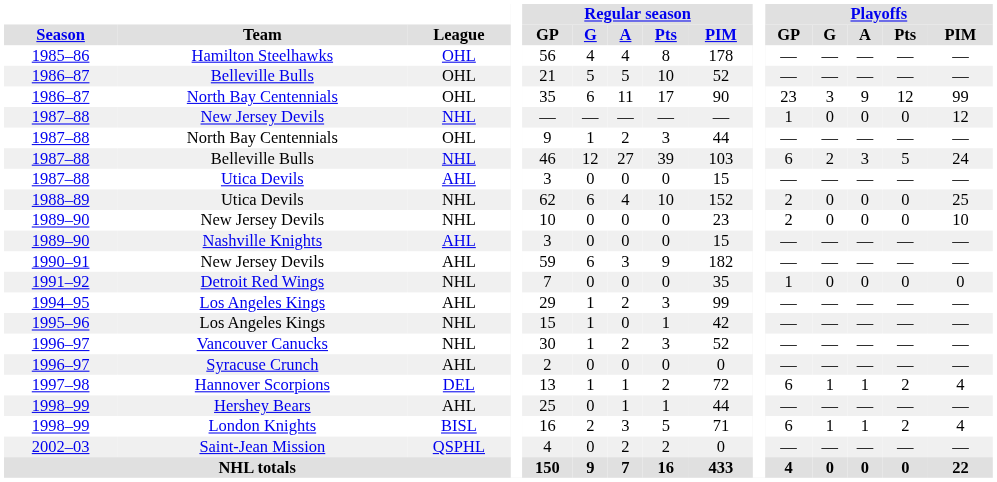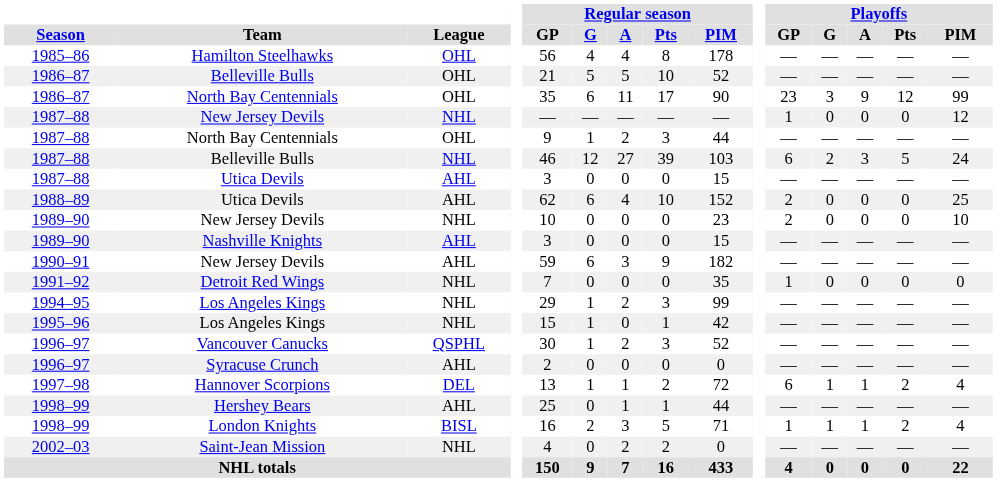(459, 199) NHL -> (459, 199) AHL
(459, 302) AHL -> (459, 302) NHL
(459, 343) NHL -> (459, 343) QSPHL
(789, 426) 6 -> (789, 426) 1
(459, 446) QSPHL -> (459, 446) NHL
